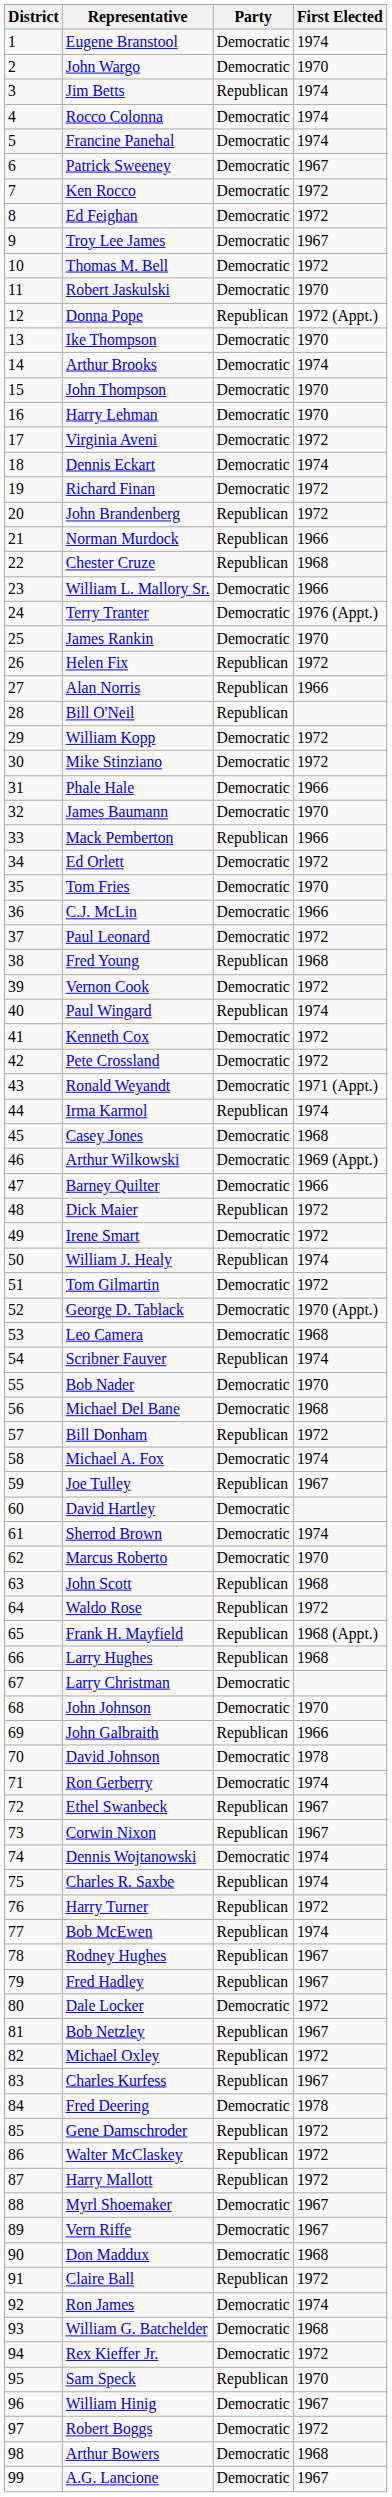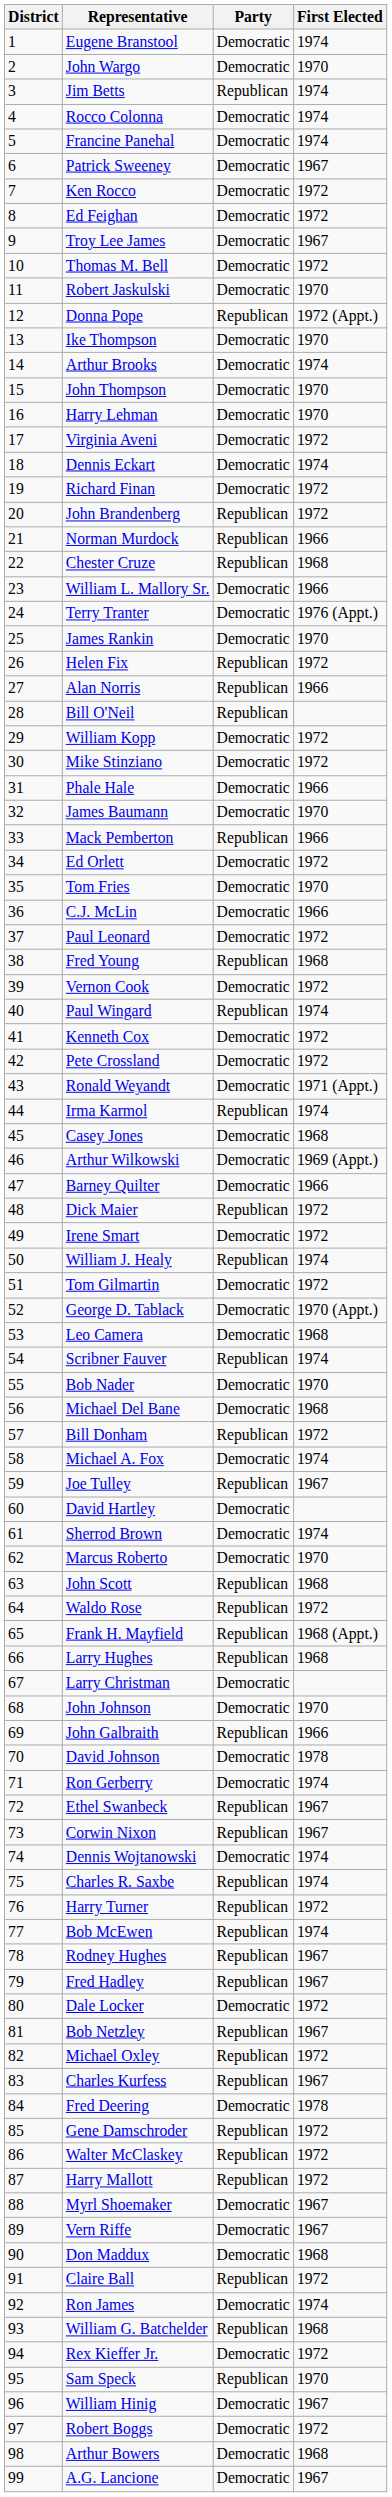(253, 2329) Democratic -> (252, 2329) Republican
